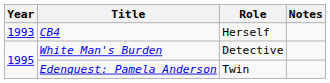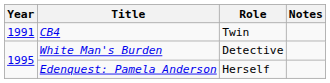(21, 32) 1993 -> (21, 32) 1991
(246, 32) Herself -> (236, 32) Twin
(236, 69) Twin -> (246, 69) Herself
